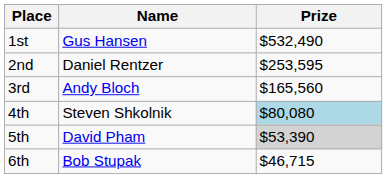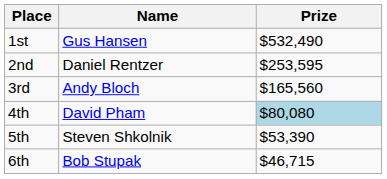(117, 112) Steven Shkolnik -> (104, 112) David Pham
(104, 137) David Pham -> (117, 137) Steven Shkolnik
(287, 137) lightgrey background -> (287, 137) no background
